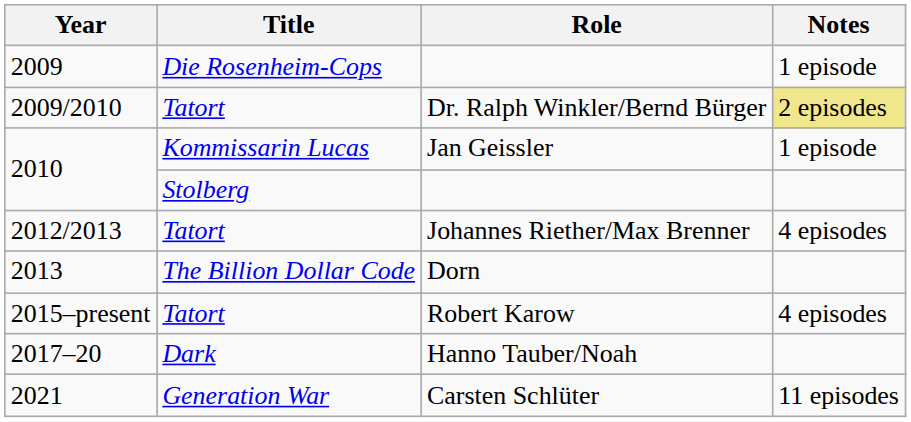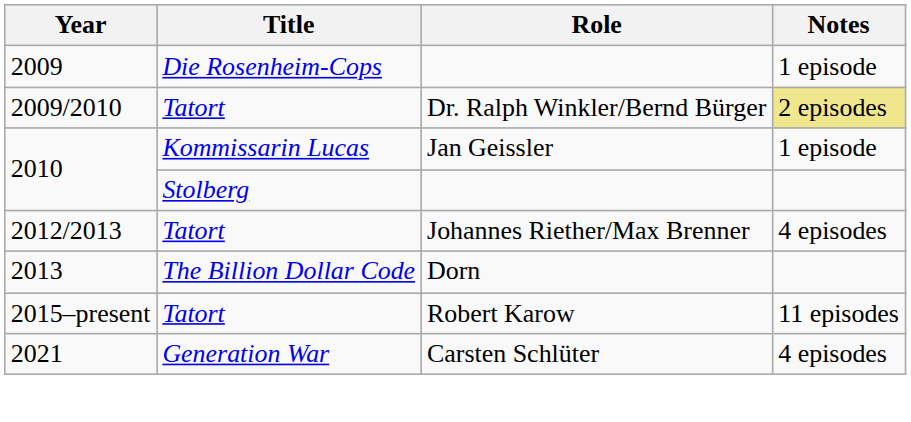(833, 312) 4 episodes -> (839, 312) 11 episodes
- row: (56, 353)
(839, 395) 11 episodes -> (833, 353) 4 episodes
